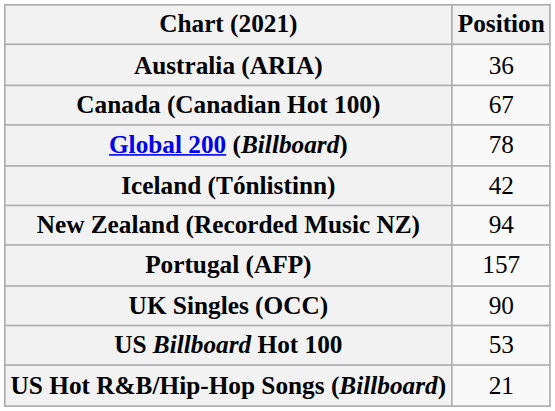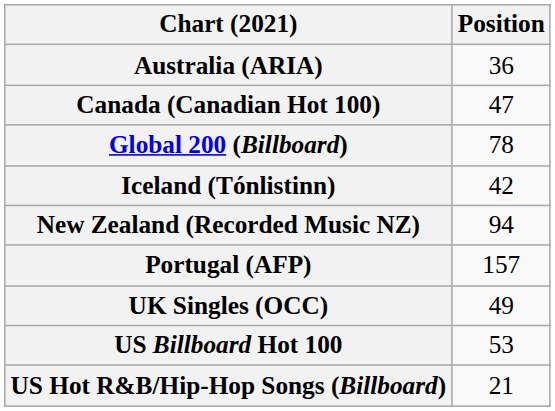(501, 104) 67 -> (501, 104) 47
(501, 305) 90 -> (501, 305) 49
